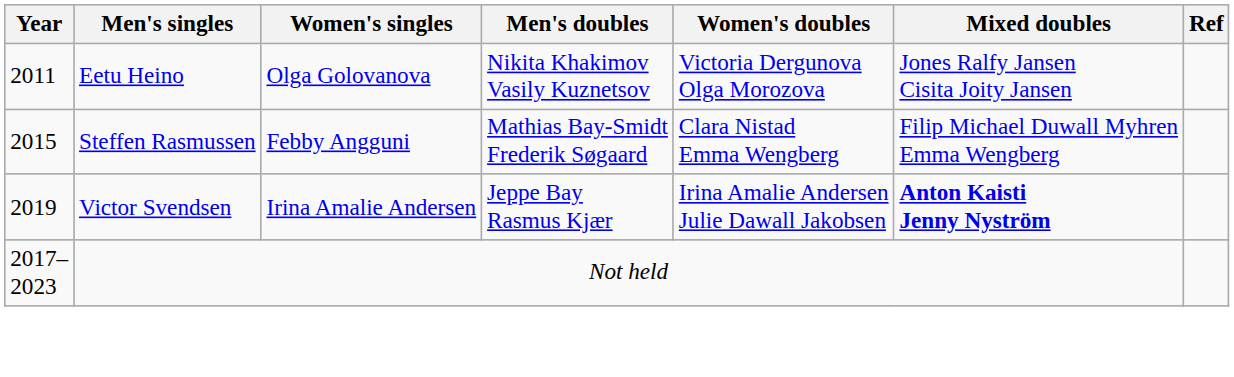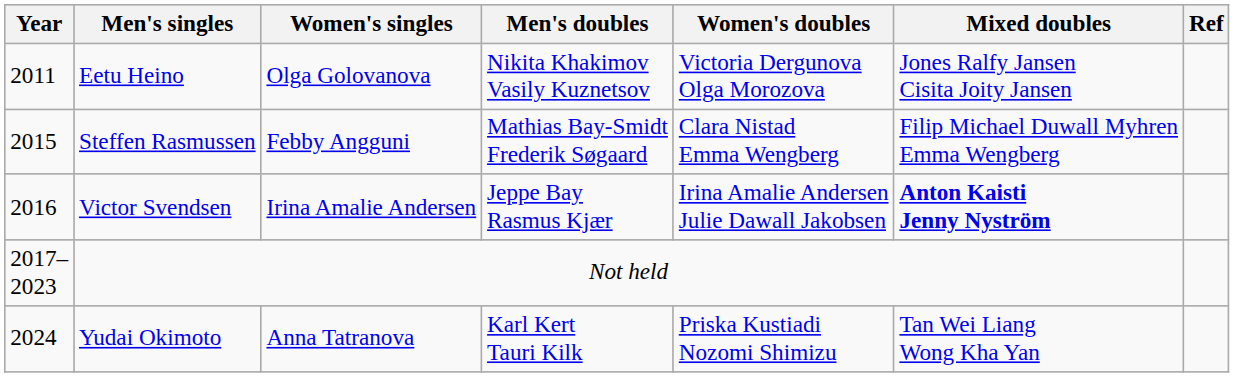(33, 207) 2019 -> (33, 207) 2016
+ row: (150, 338)
